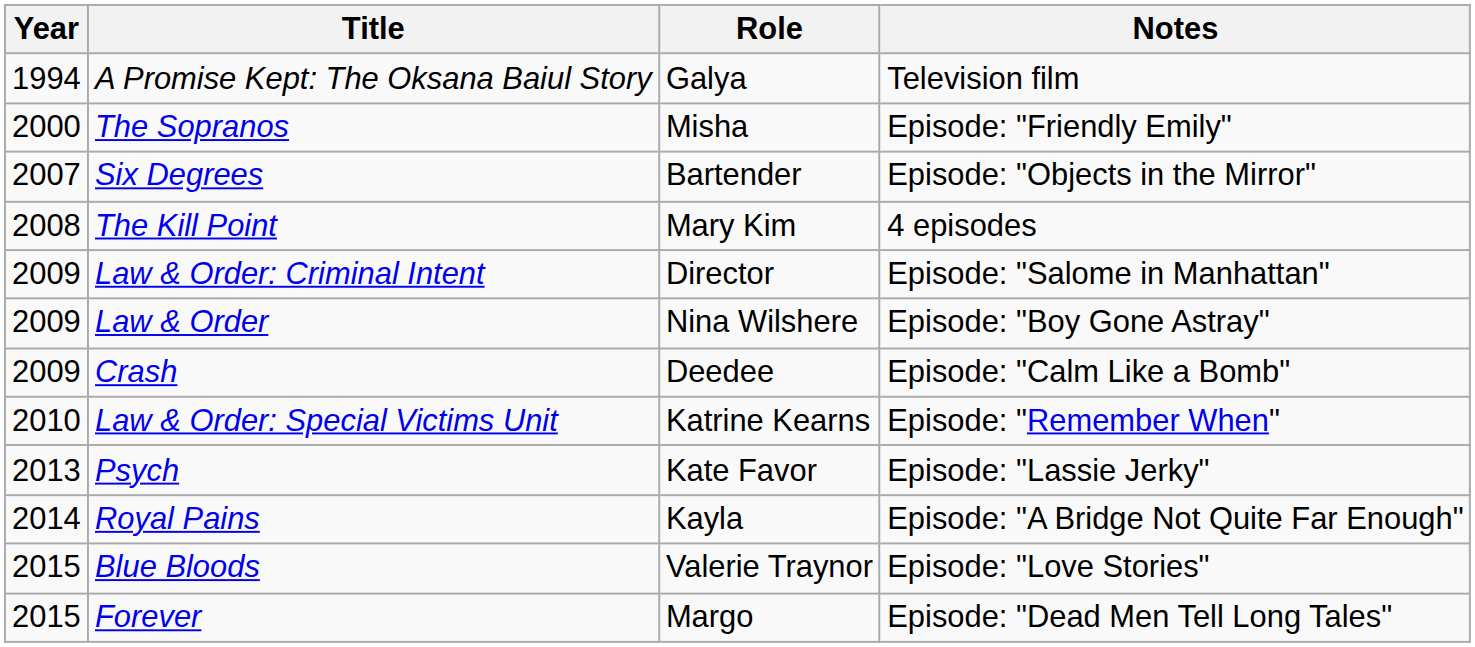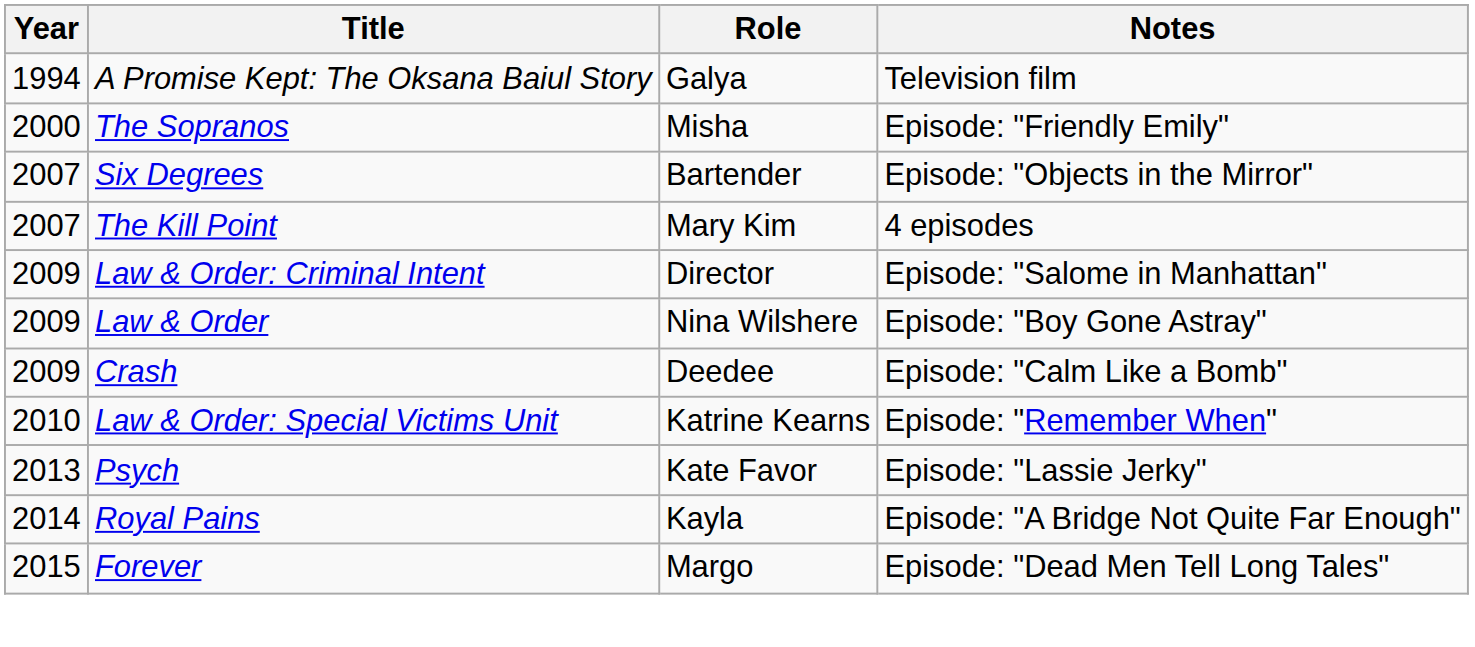(46, 224) 2008 -> (46, 224) 2007
- row: (177, 567)
